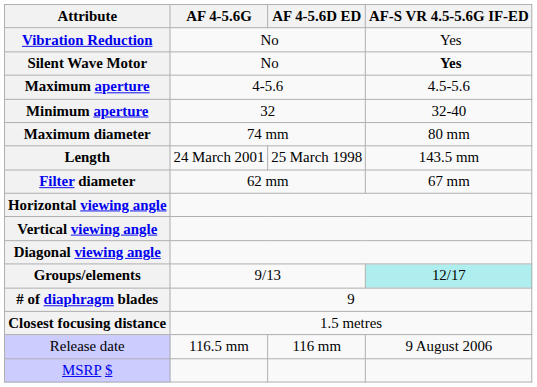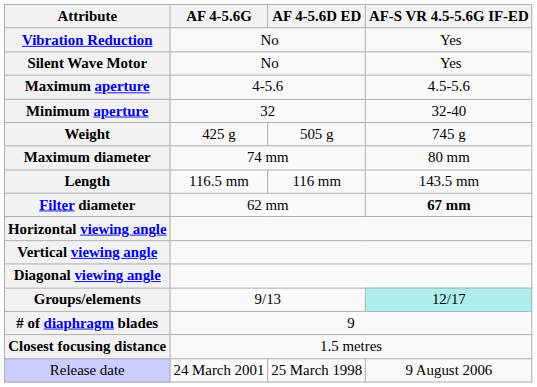(449, 63) bold -> (449, 63) normal
+ row: (87, 134)
(219, 157) 24 March 2001 -> (219, 181) 116.5 mm
(317, 157) 25 March 1998 -> (317, 181) 116 mm
(449, 181) normal -> (449, 205) bold
(219, 346) 116.5 mm -> (219, 370) 24 March 2001
(317, 346) 116 mm -> (317, 370) 25 March 1998
- row: (87, 370)
